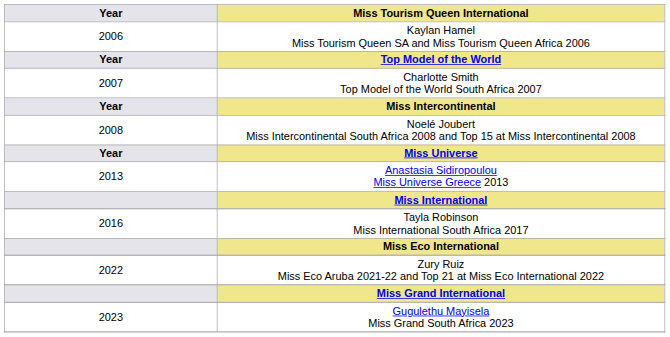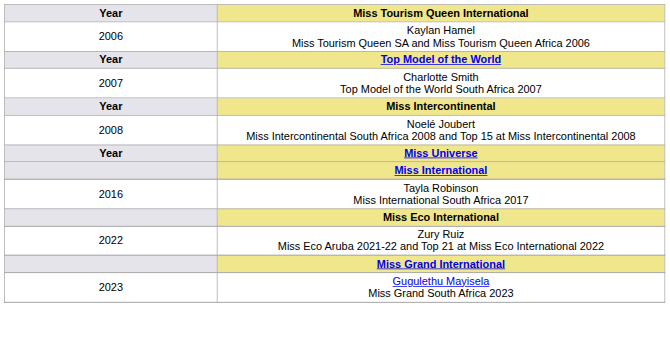- row: (441, 177)
